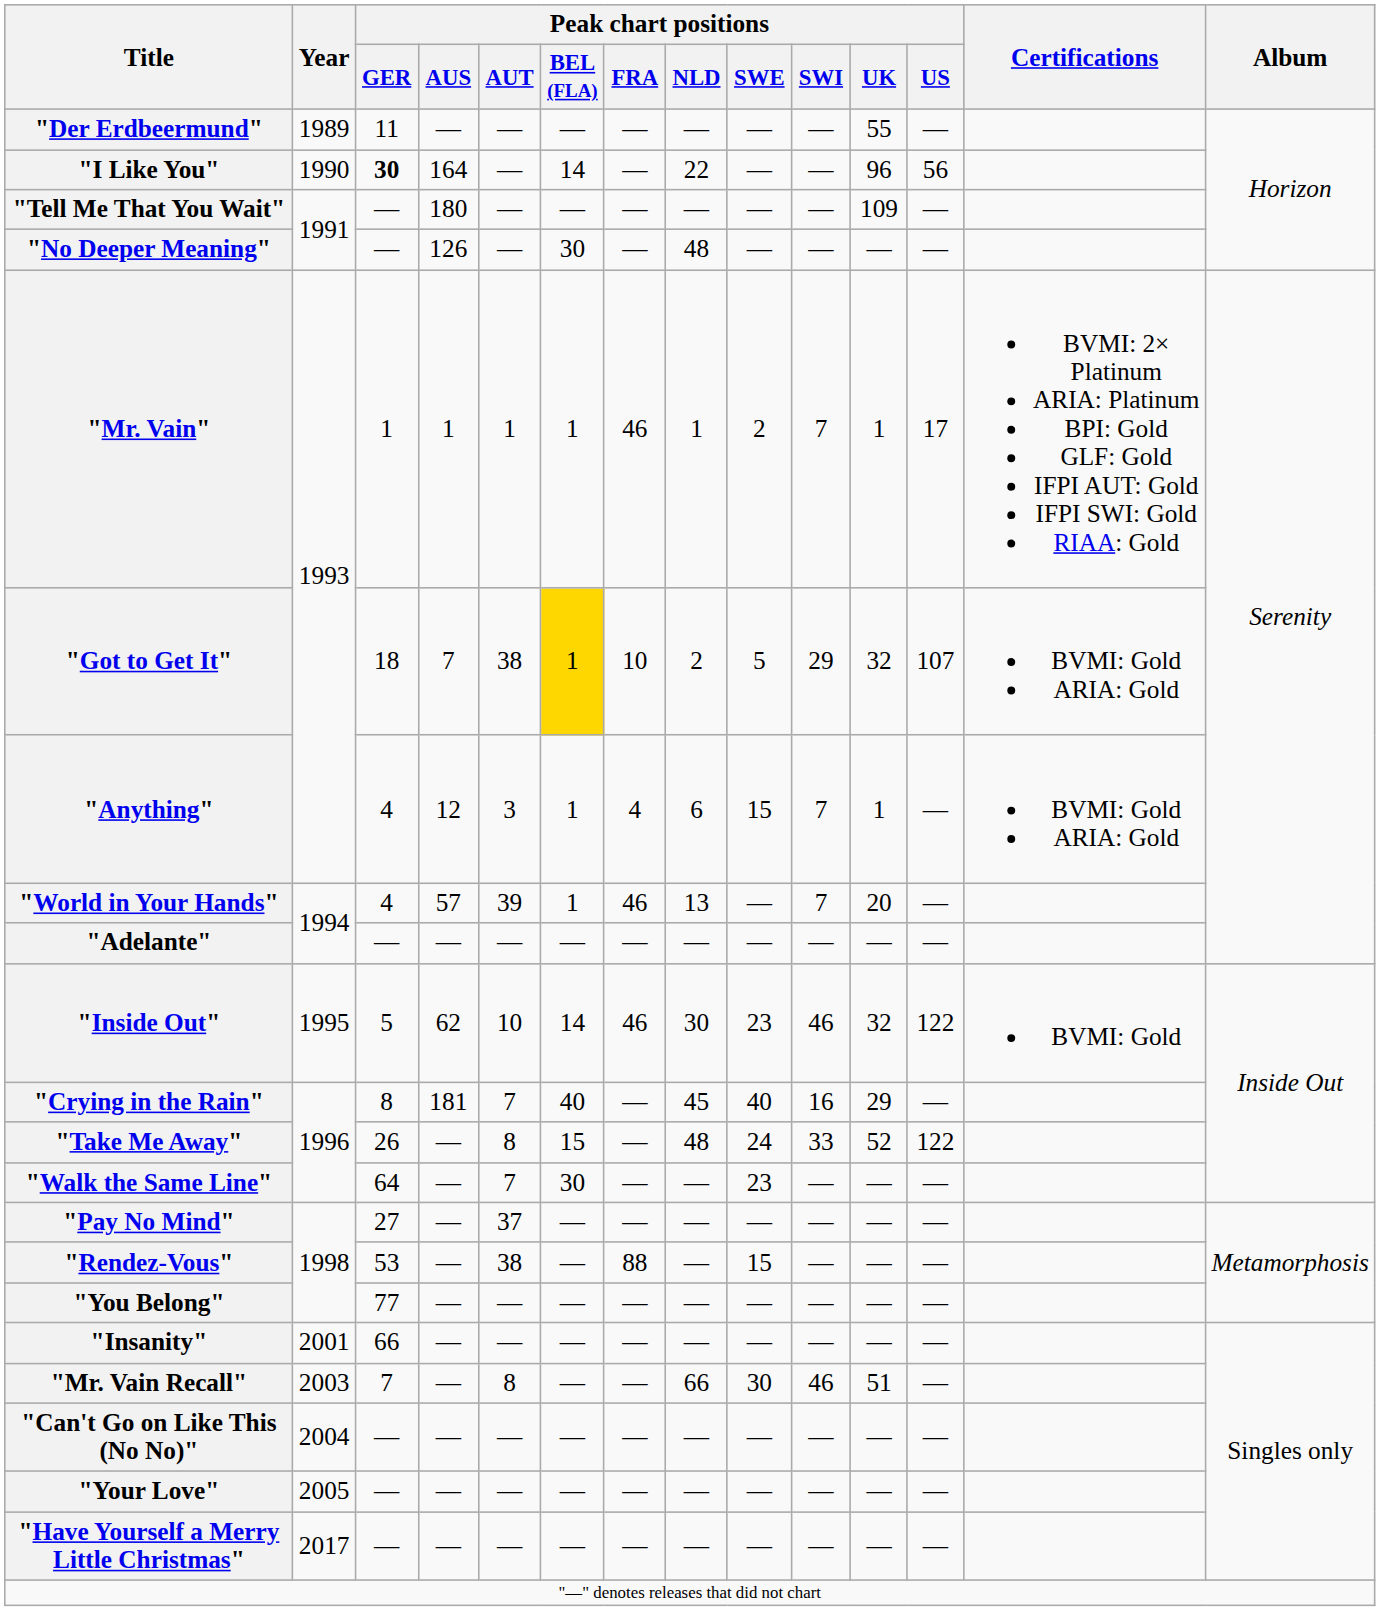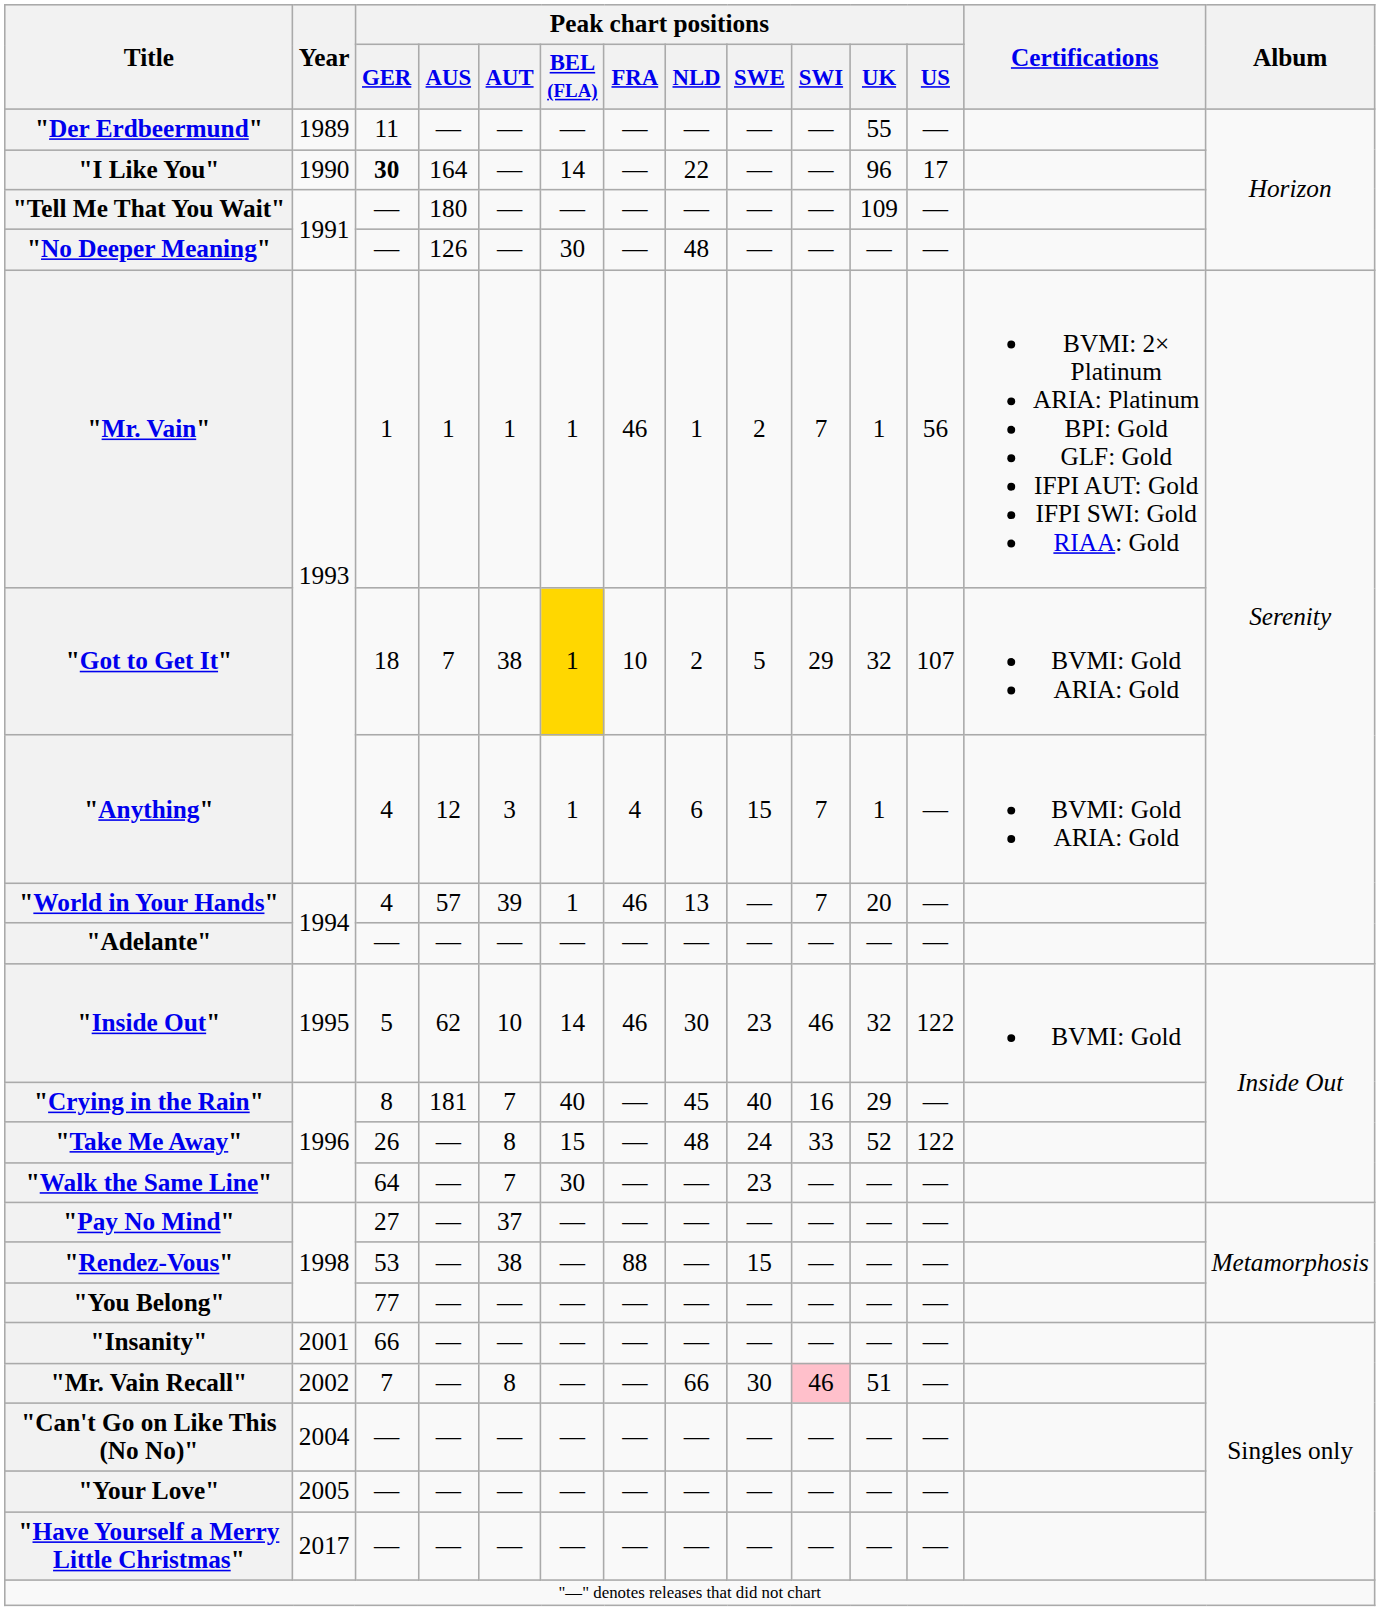(935, 169) 56 -> (935, 169) 17
(935, 428) 17 -> (935, 428) 56
(324, 1382) 2003 -> (324, 1382) 2002
(821, 1382) no background -> (821, 1382) pink background
